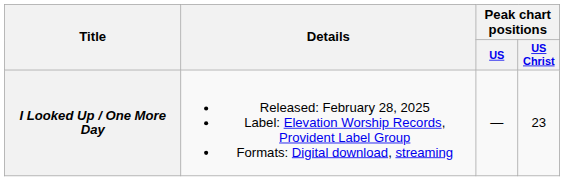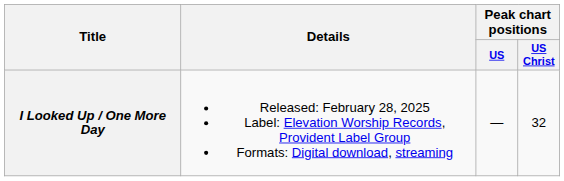(539, 122) 23 -> (539, 122) 32
